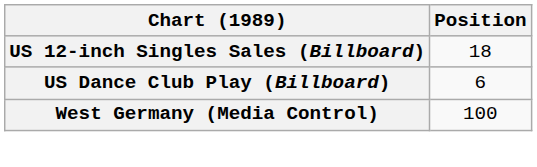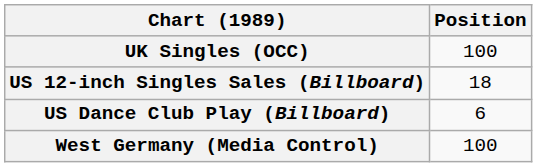+ row: (217, 52)
